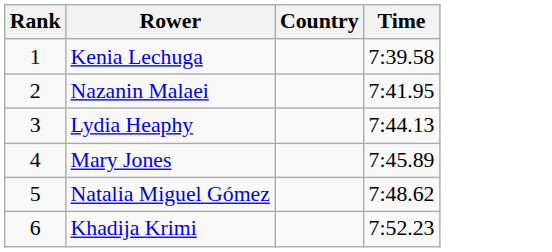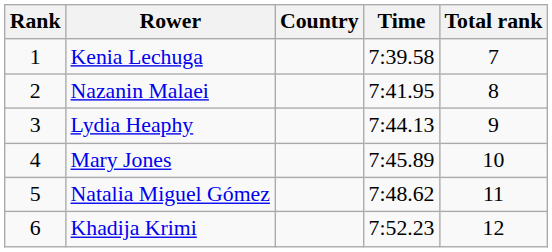+ column: (493, 21)
